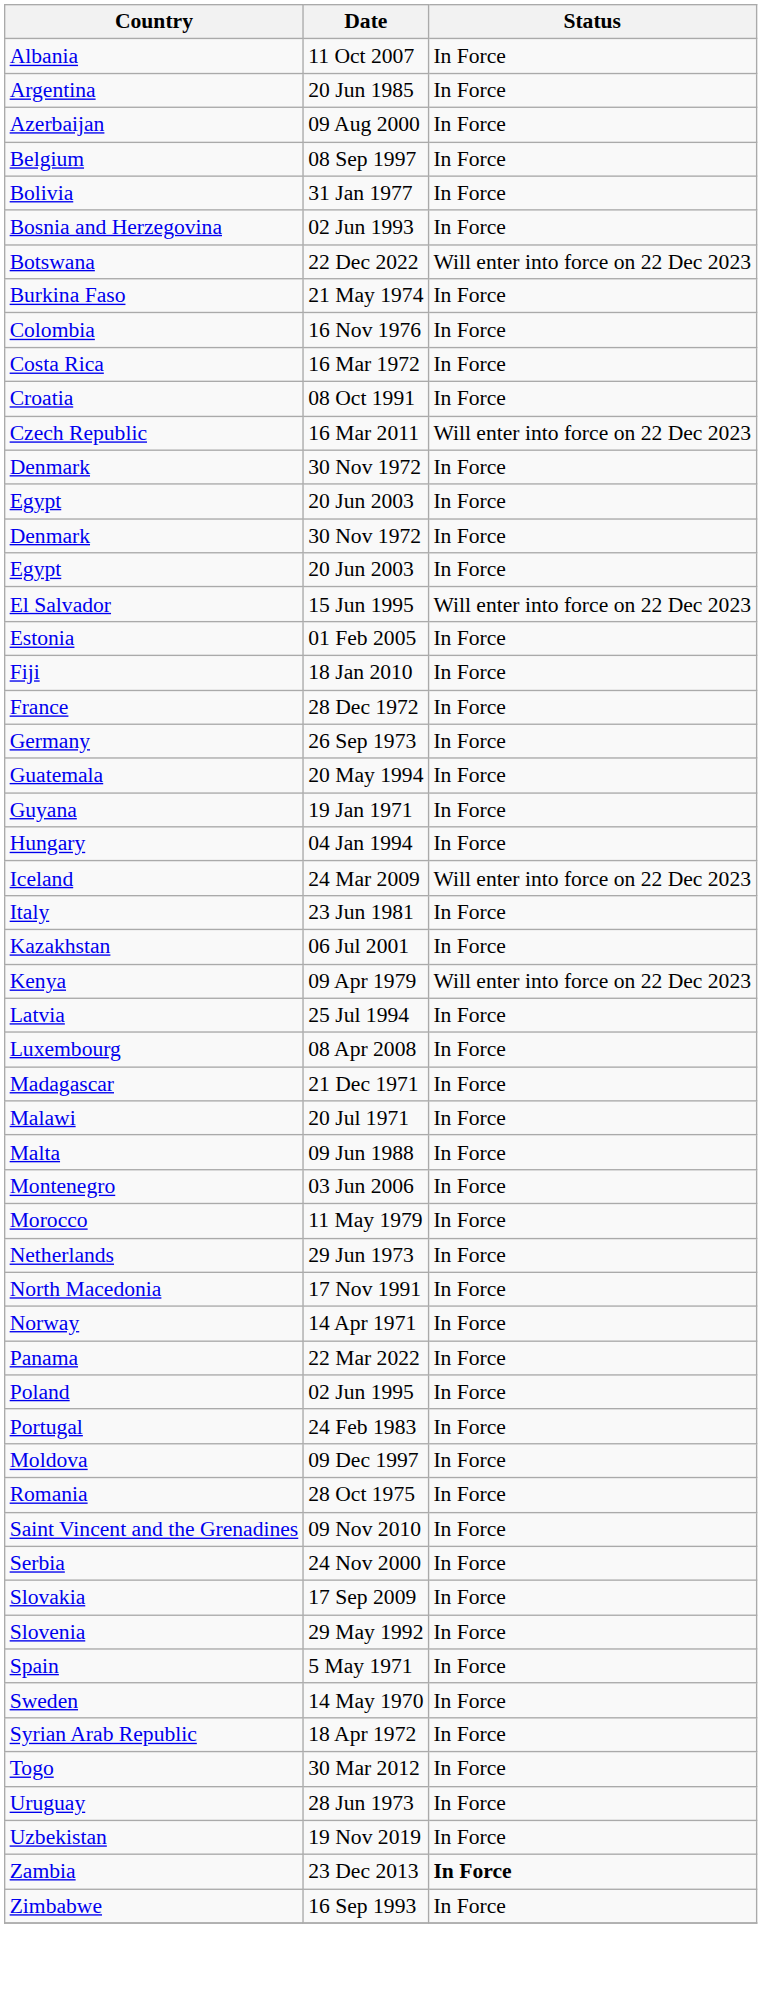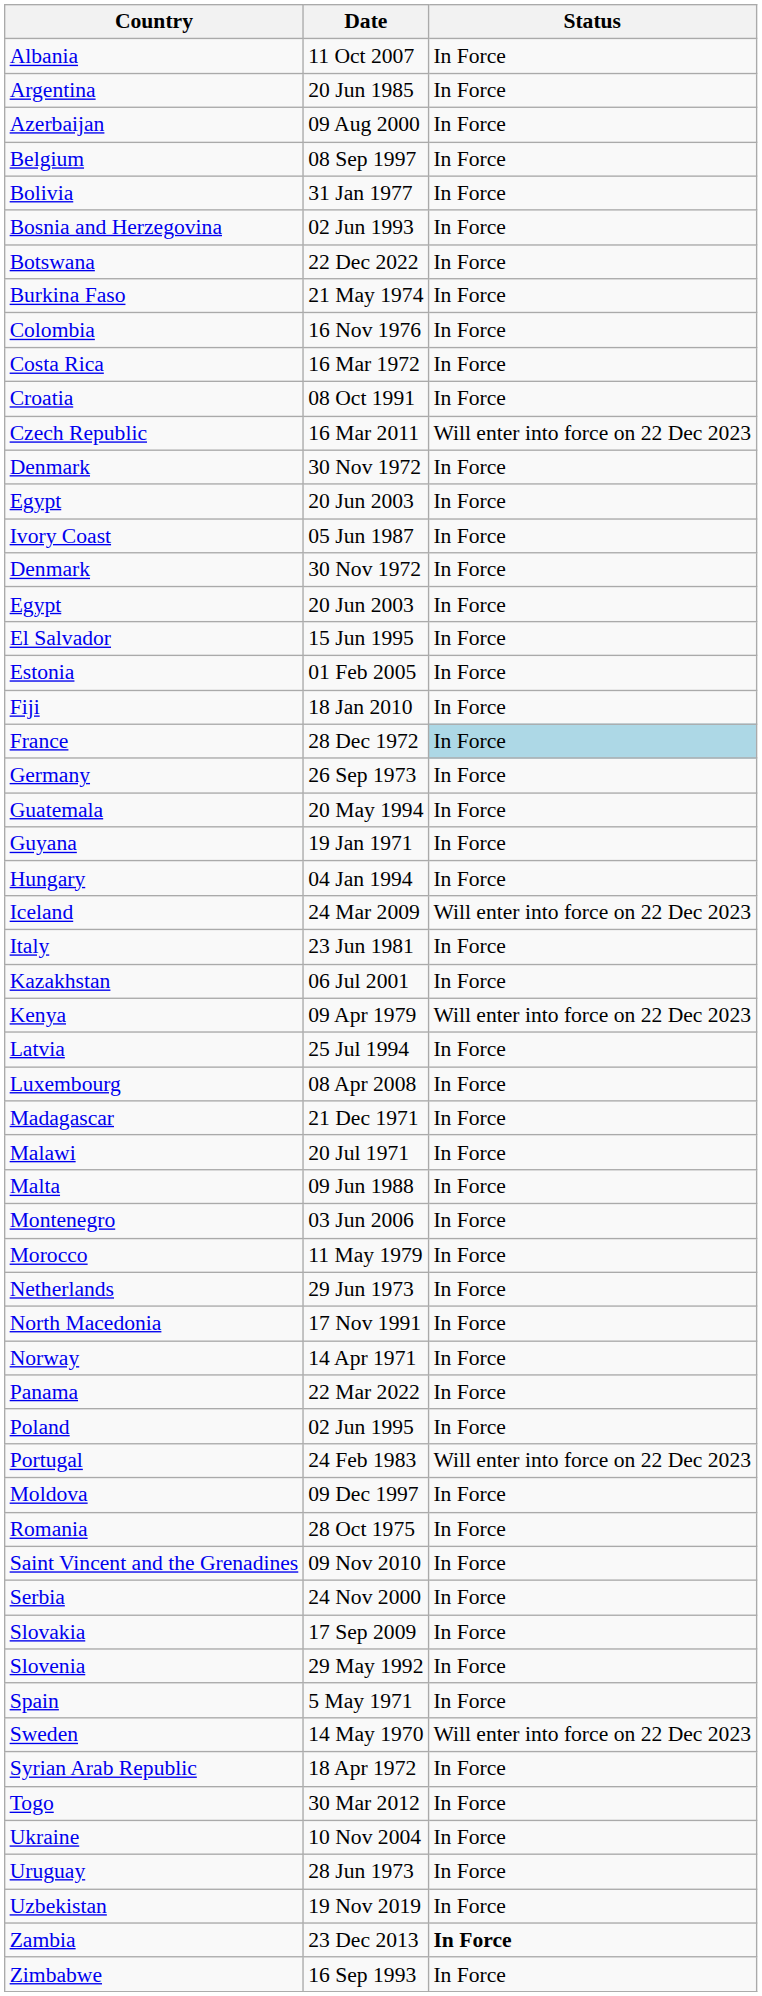(592, 261) Will enter into force on 22 Dec 2023 -> (470, 261) In Force
+ row: (60, 535)
(592, 603) Will enter into force on 22 Dec 2023 -> (470, 638) In Force
(470, 706) no background -> (470, 741) lightblue background
(470, 1426) In Force -> (592, 1460) Will enter into force on 22 Dec 2023
(470, 1700) In Force -> (592, 1734) Will enter into force on 22 Dec 2023
+ row: (44, 1837)
